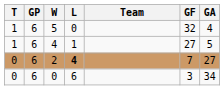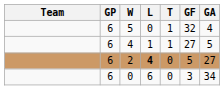columns swapped: (132, 12) <-> (14, 12)
(190, 61) 7 -> (190, 61) 5
